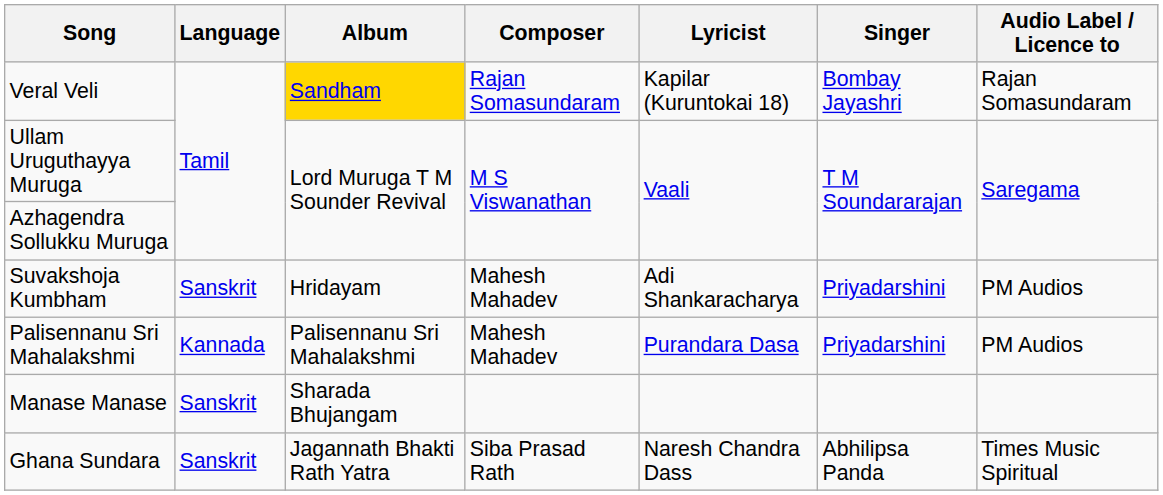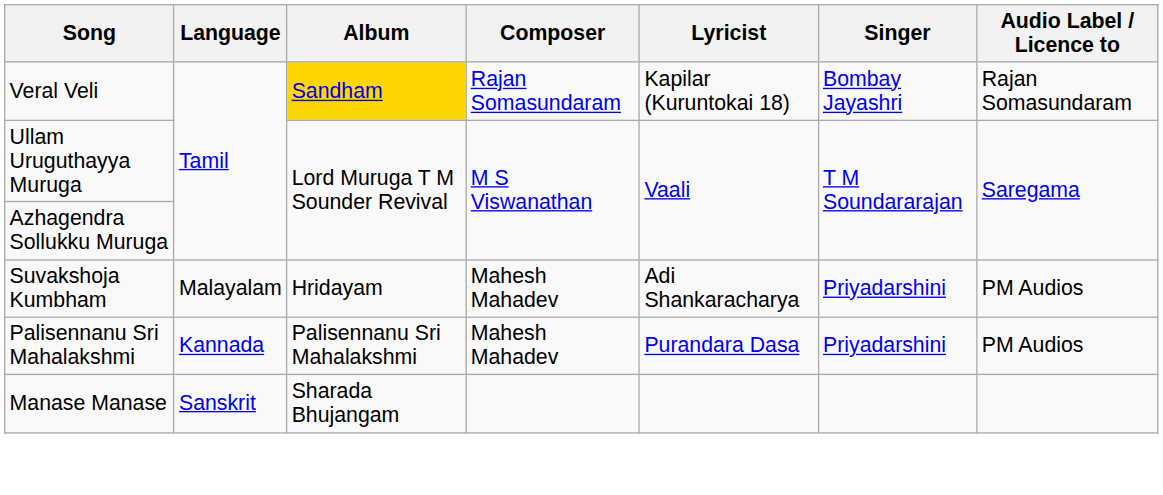(218, 288) Sanskrit -> (230, 288) Malayalam
- row: (85, 461)
